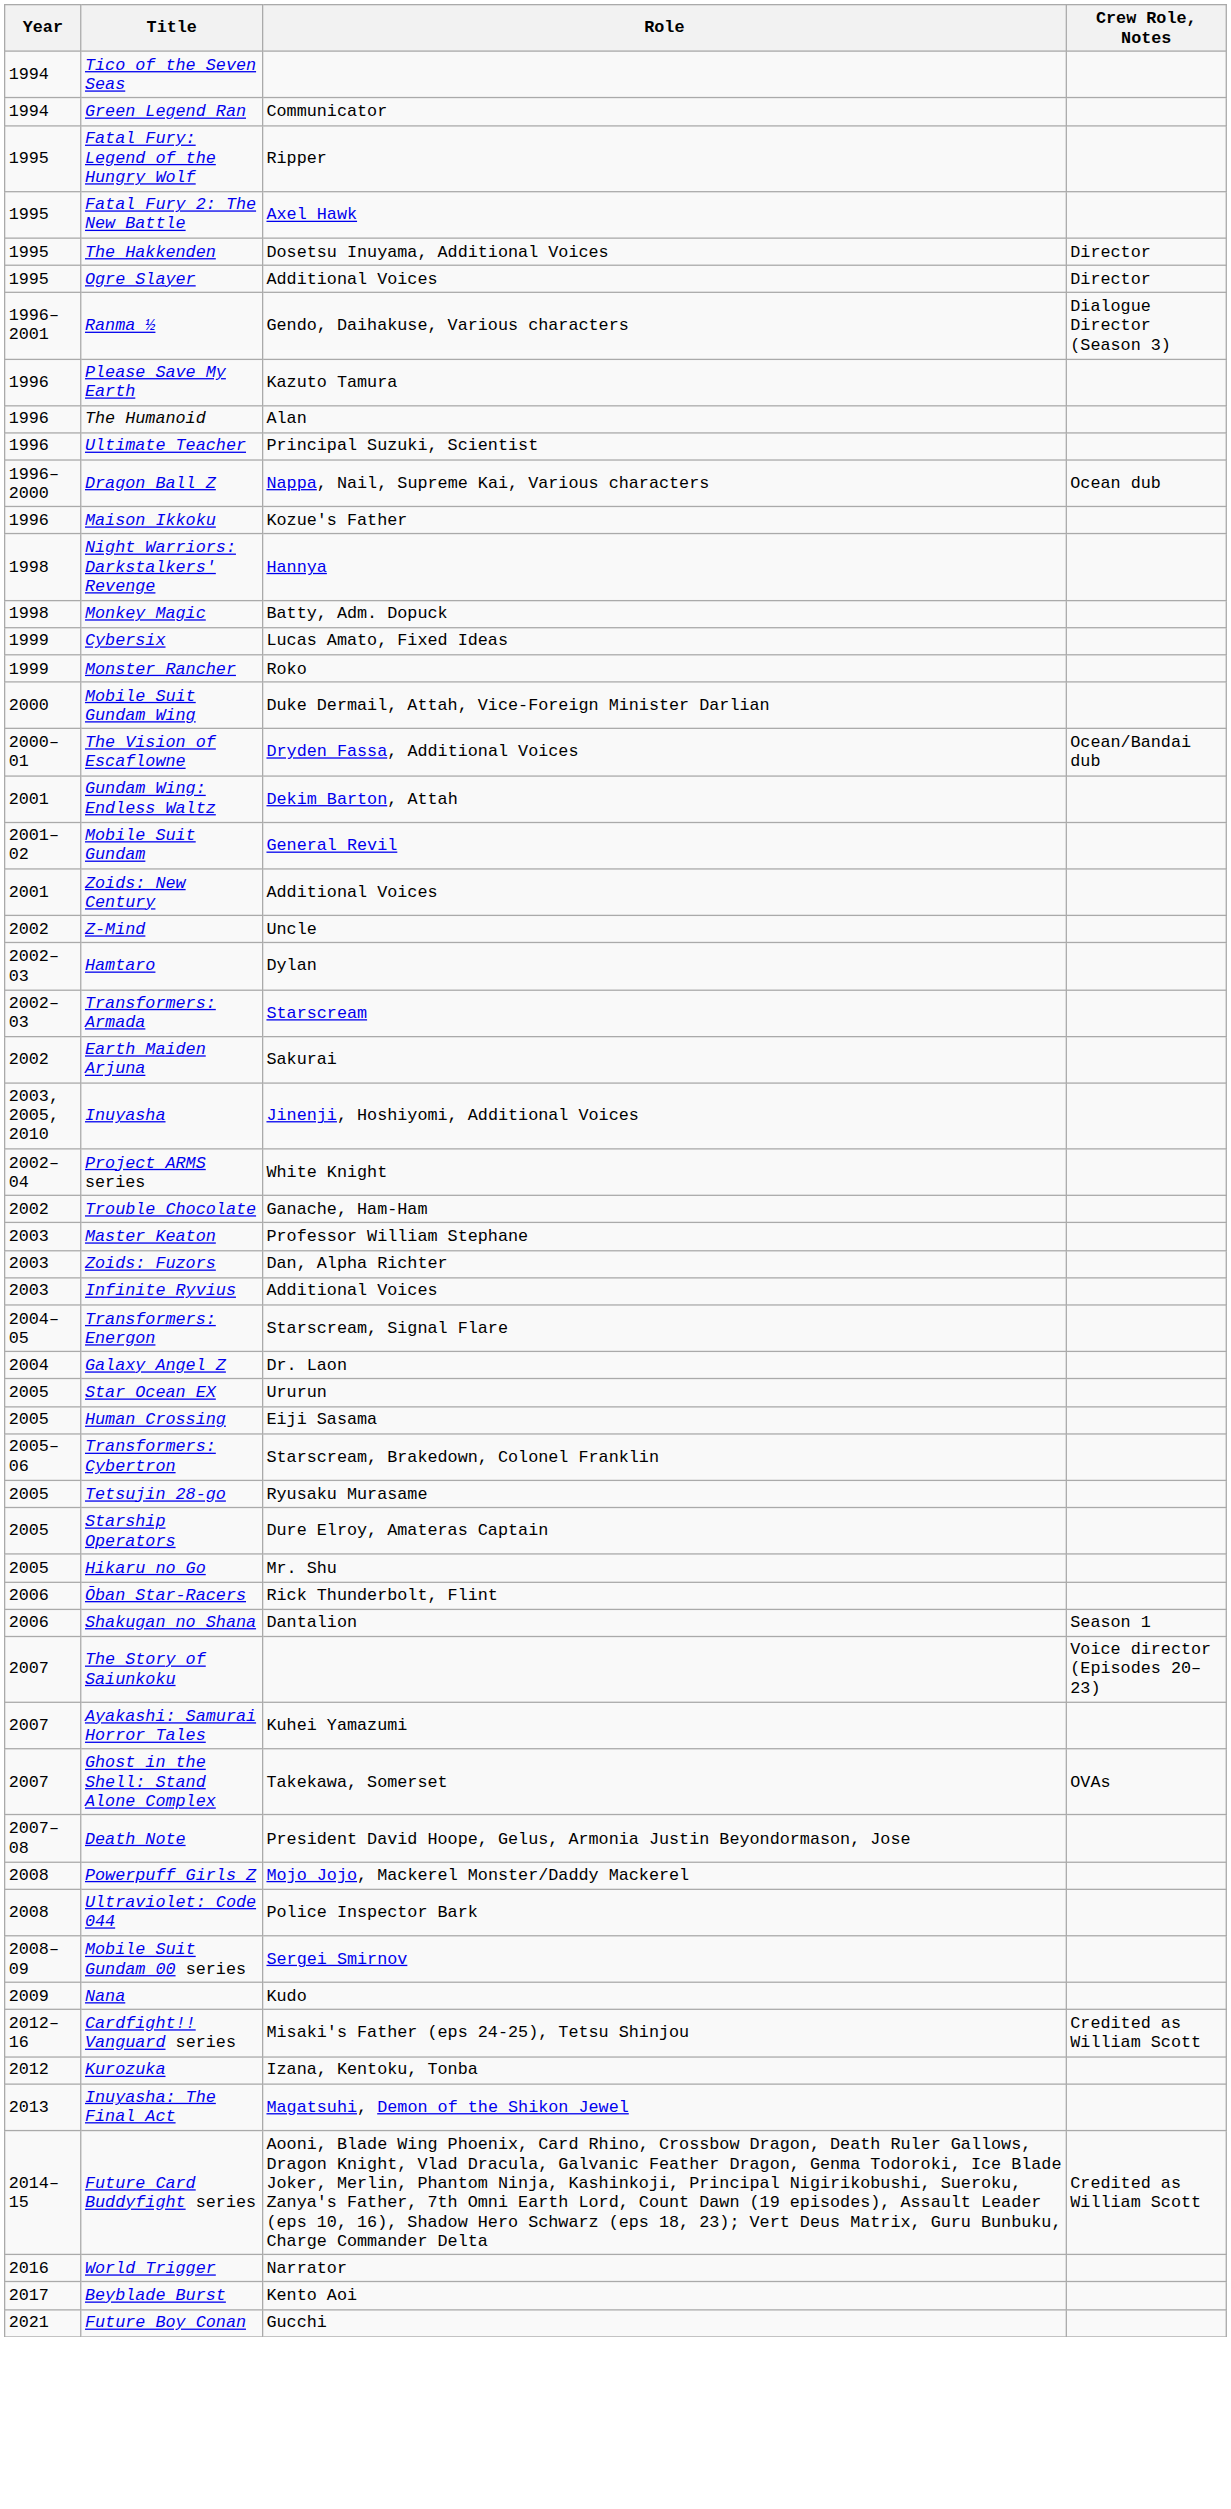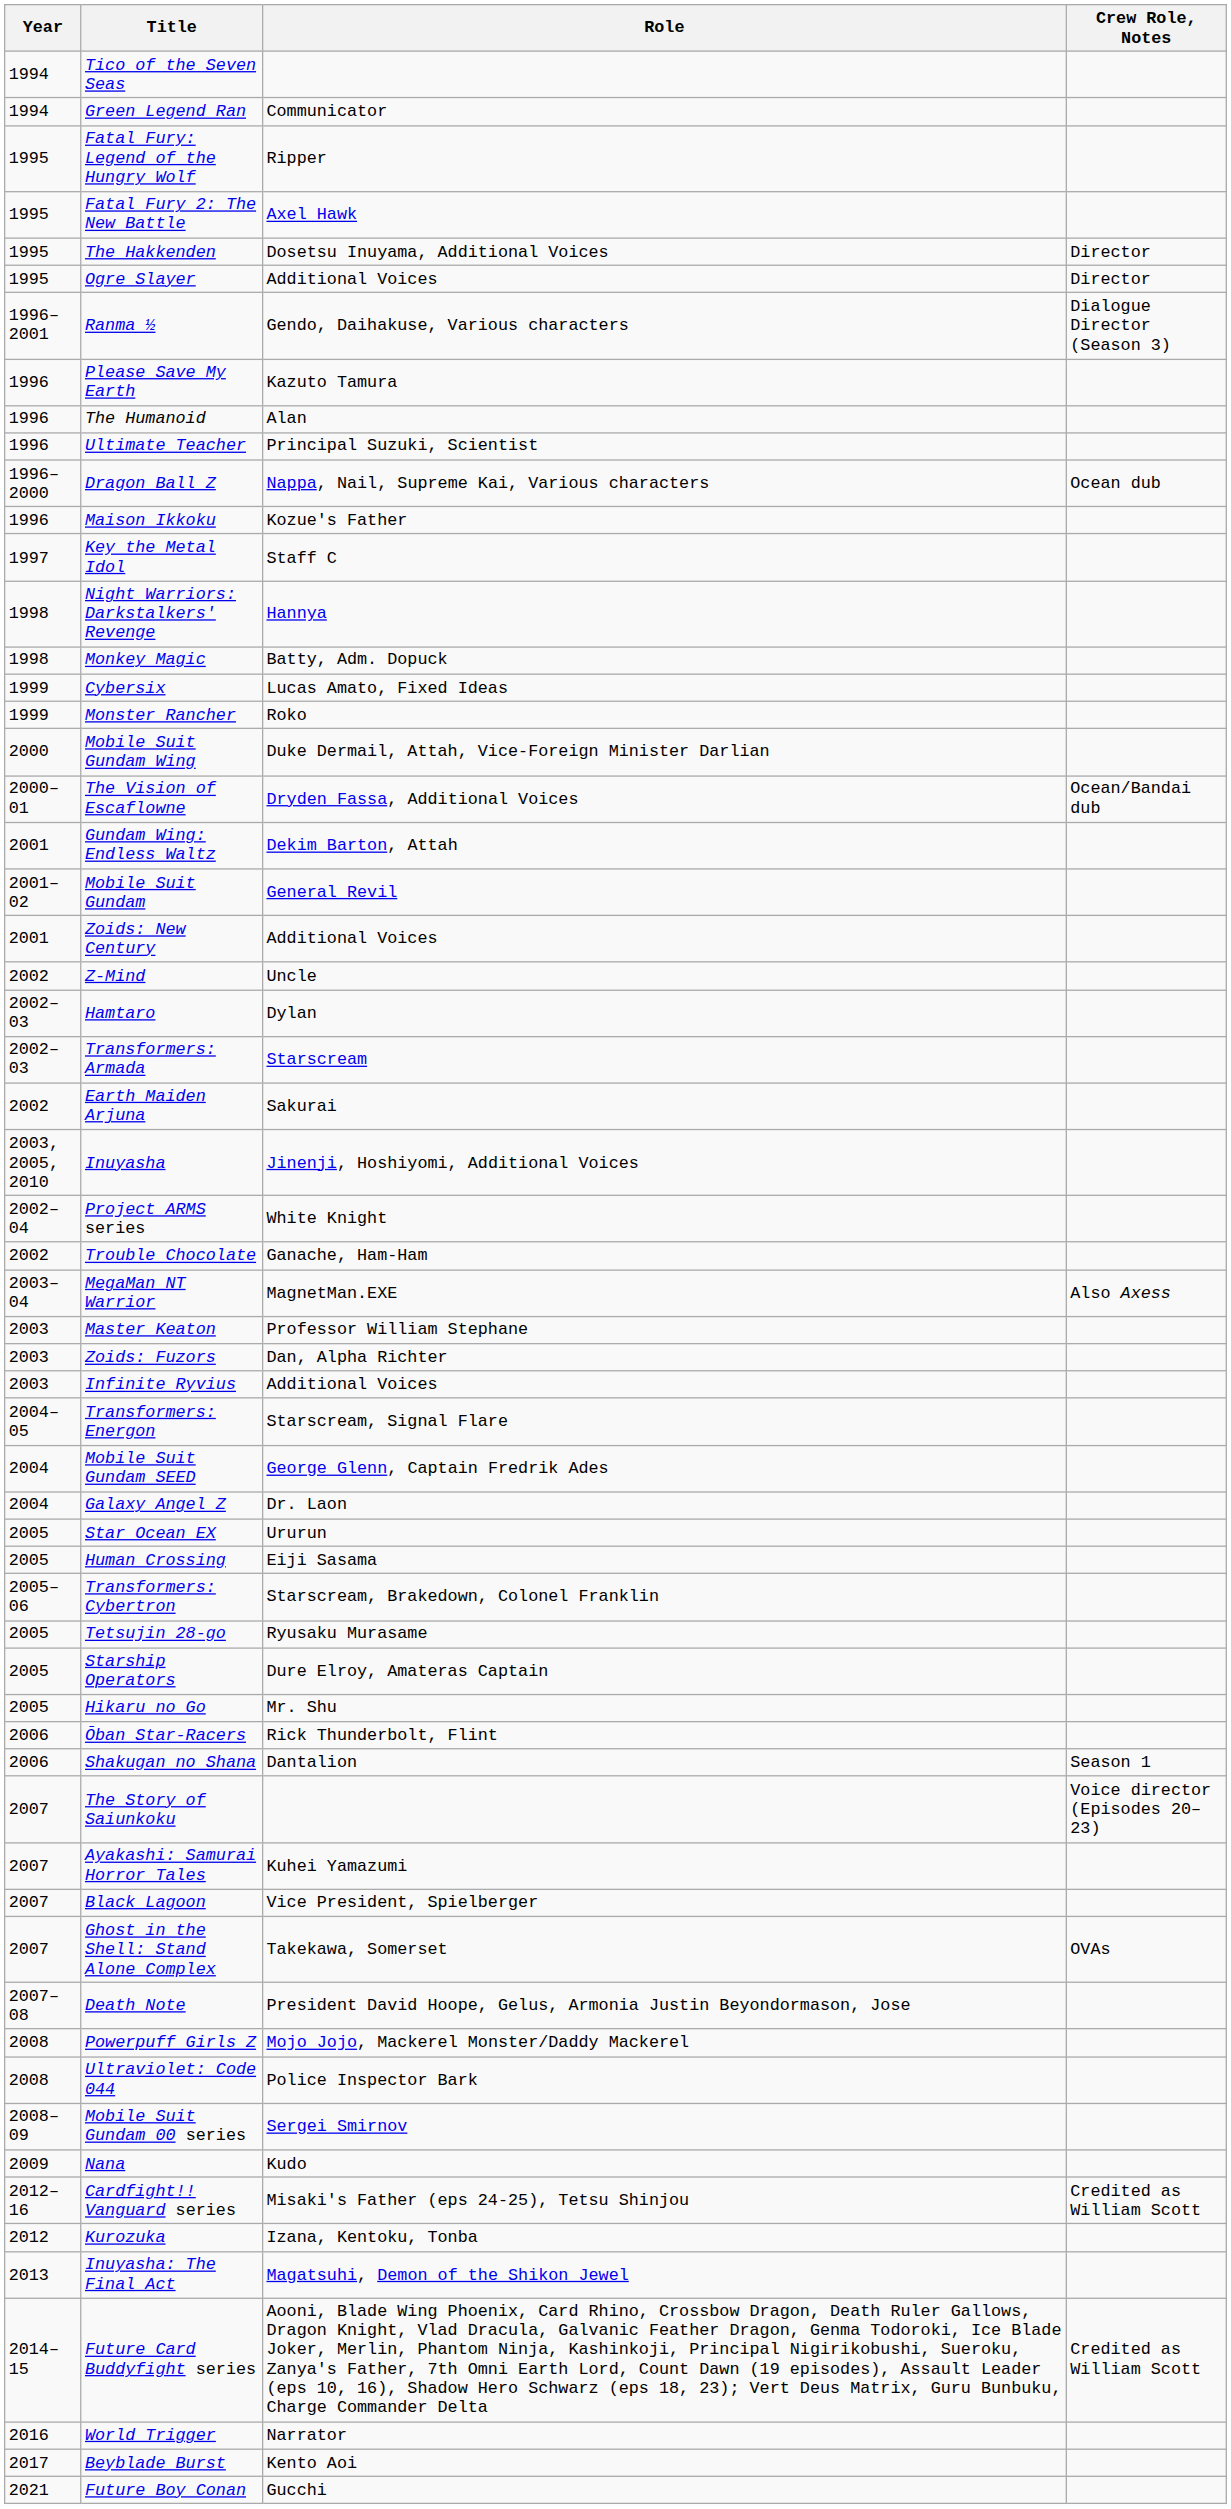+ row: (150, 557)
+ row: (135, 1293)
+ row: (140, 1468)
+ row: (145, 1903)
